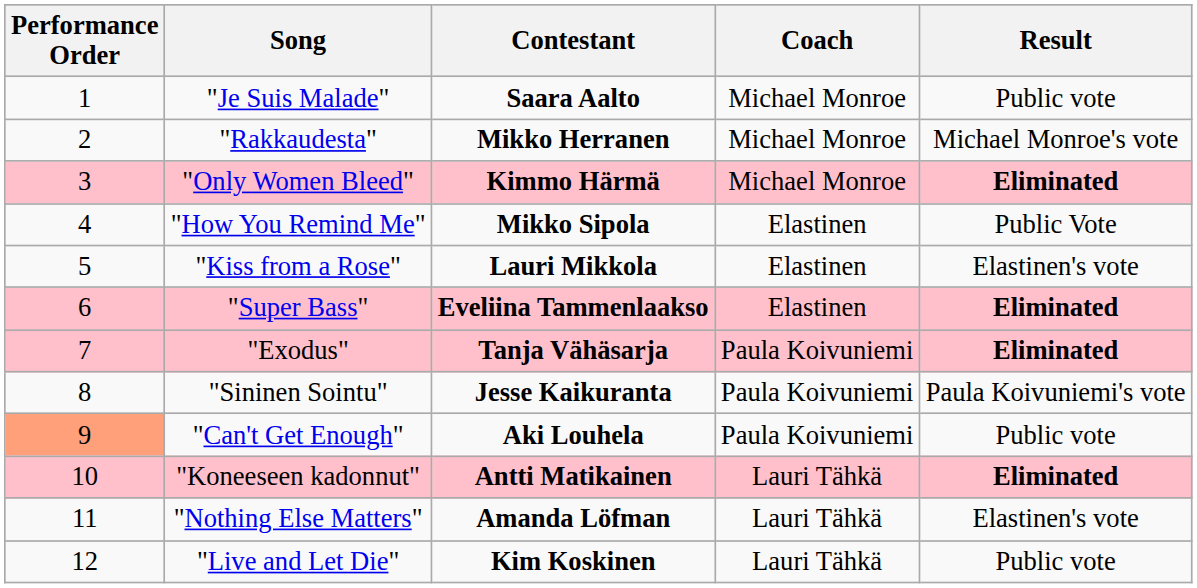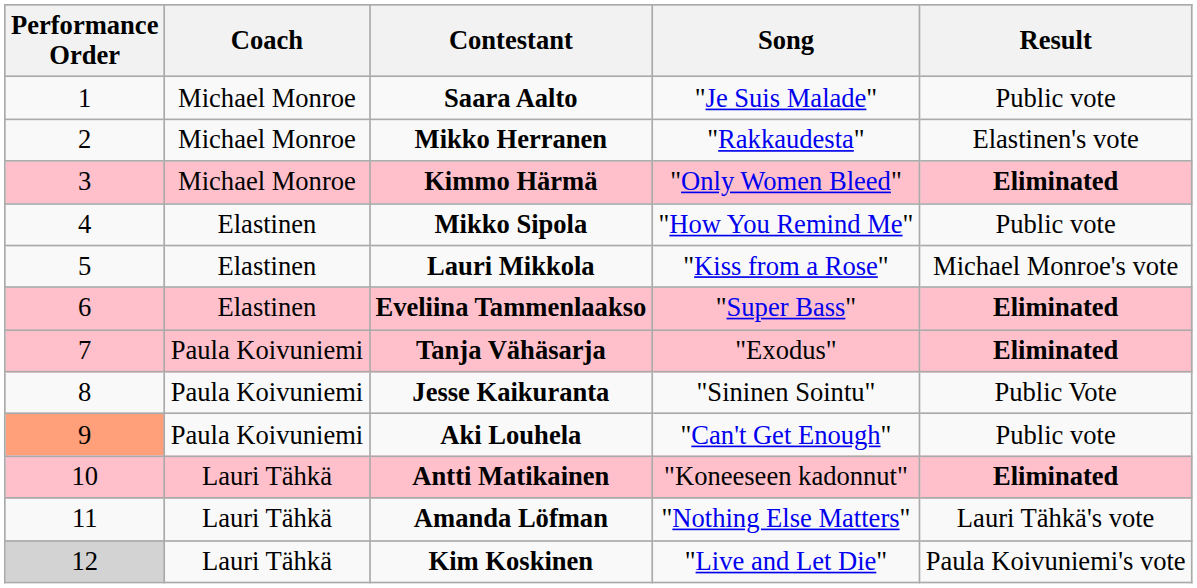columns swapped: (817, 40) <-> (298, 40)
(1056, 139) Michael Monroe's vote -> (1056, 139) Elastinen's vote
(1056, 223) Public Vote -> (1056, 223) Public vote
(1056, 266) Elastinen's vote -> (1056, 266) Michael Monroe's vote
(1056, 392) Paula Koivuniemi's vote -> (1056, 392) Public Vote
(1056, 518) Elastinen's vote -> (1056, 518) Lauri Tähkä's vote
(85, 560) no background -> (85, 560) lightgrey background
(1056, 560) Public vote -> (1056, 560) Paula Koivuniemi's vote
